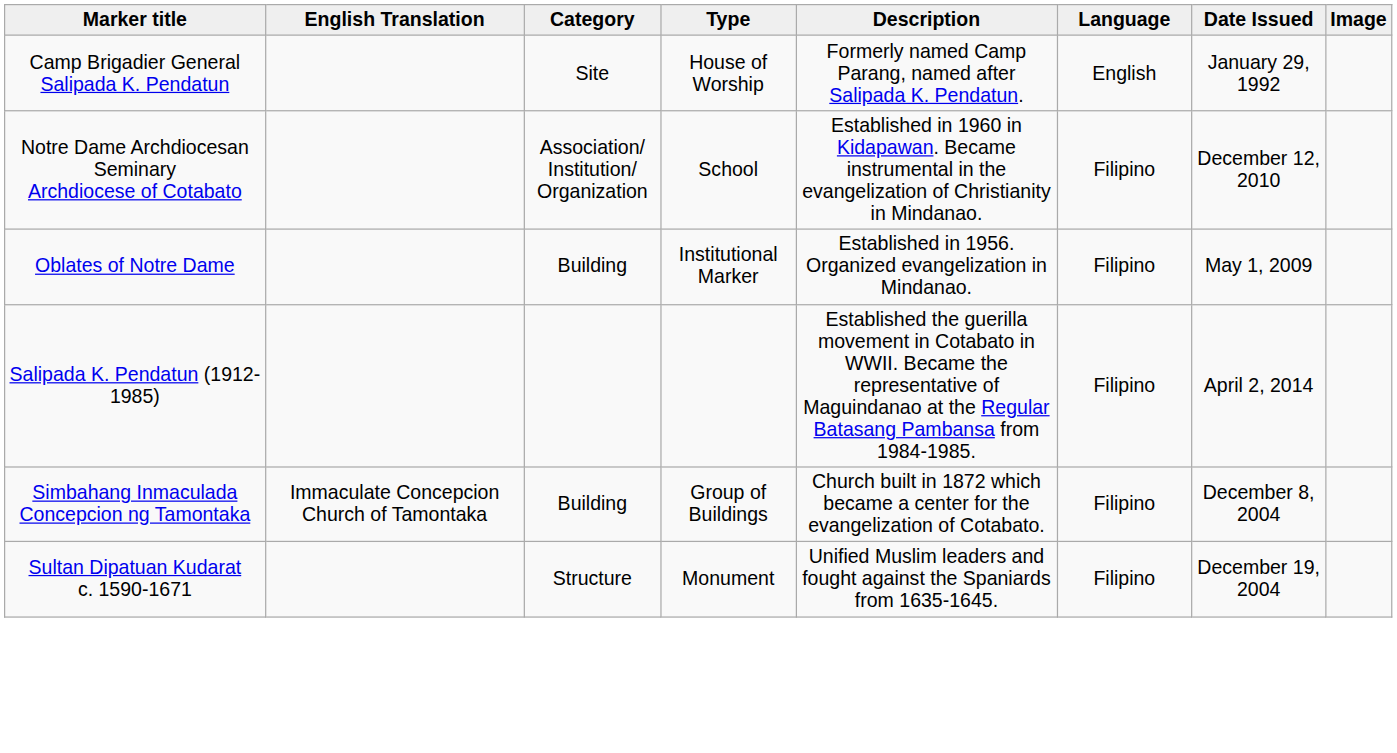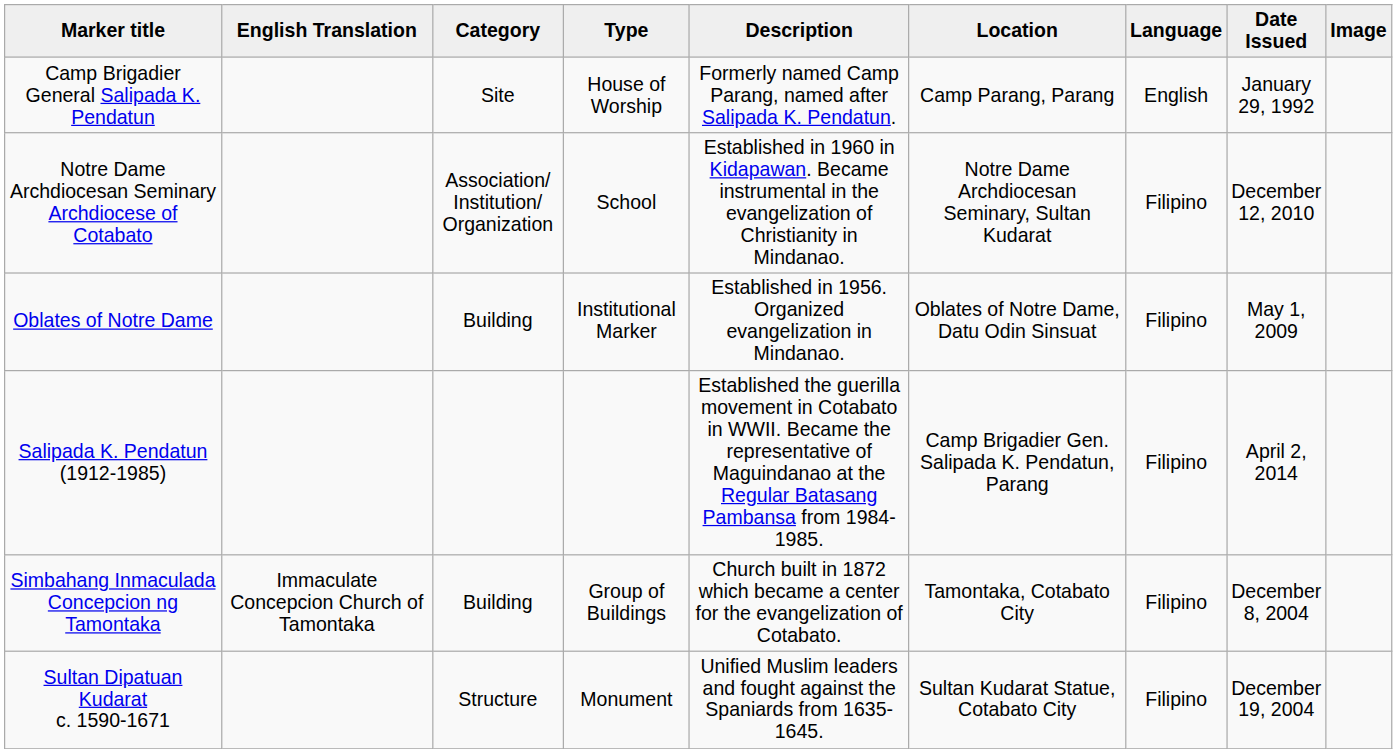+ column: (1017, 30)
